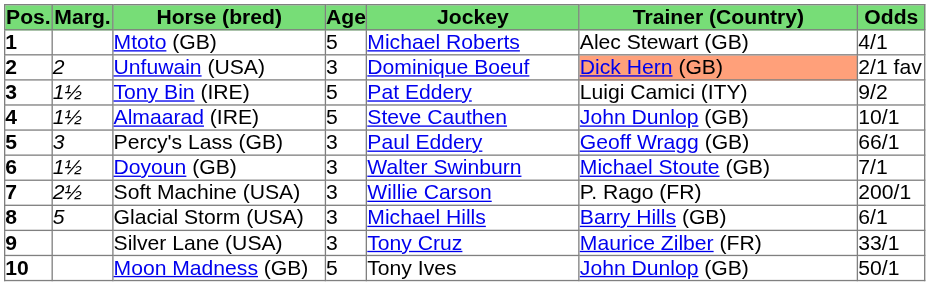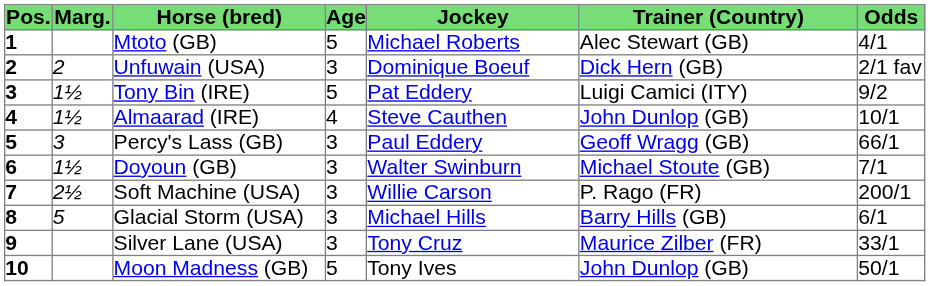(651, 67) lightsalmon background -> (651, 67) no background
(332, 117) 5 -> (332, 117) 4
